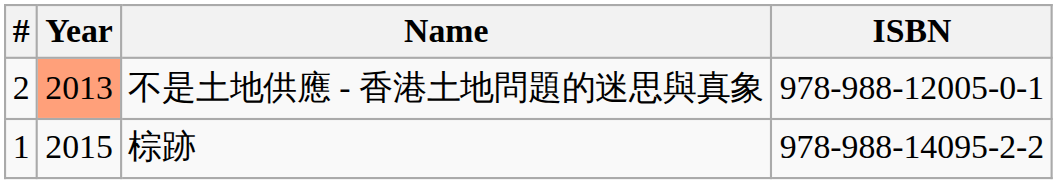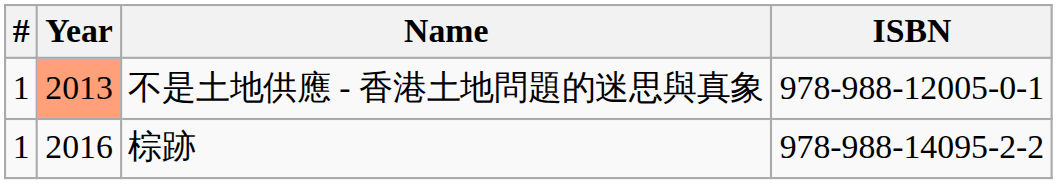(21, 87) 2 -> (21, 87) 1
(79, 147) 2015 -> (79, 147) 2016
